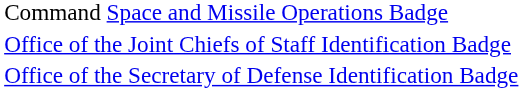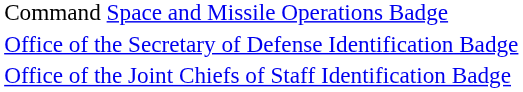rows swapped: (258, 44) <-> (261, 75)
